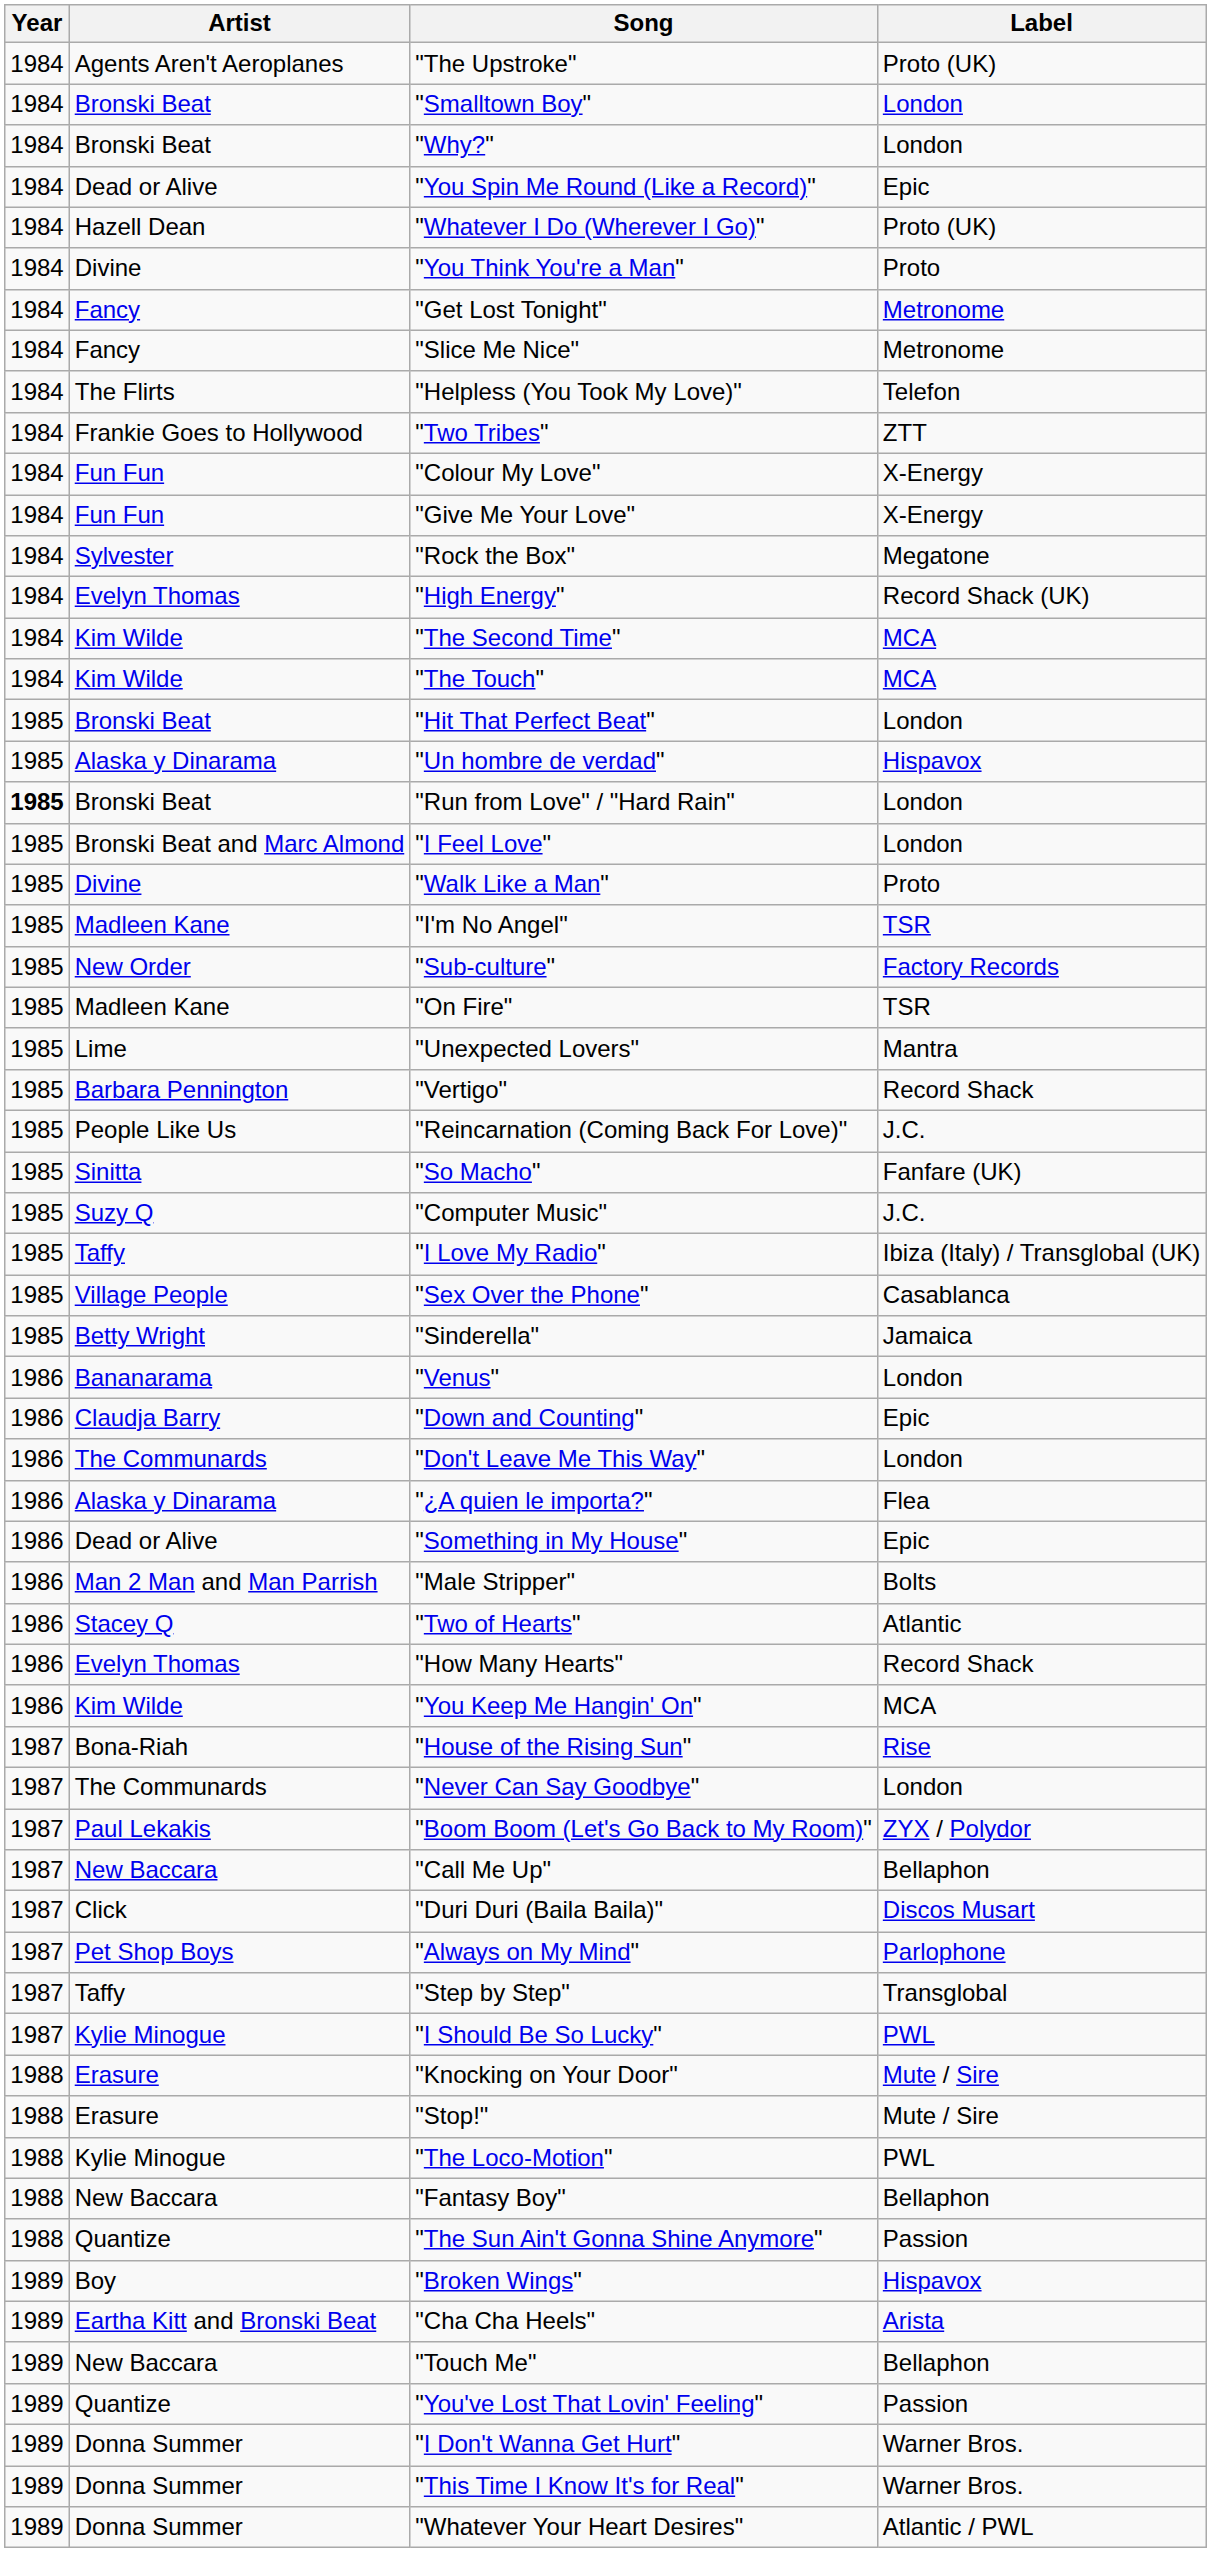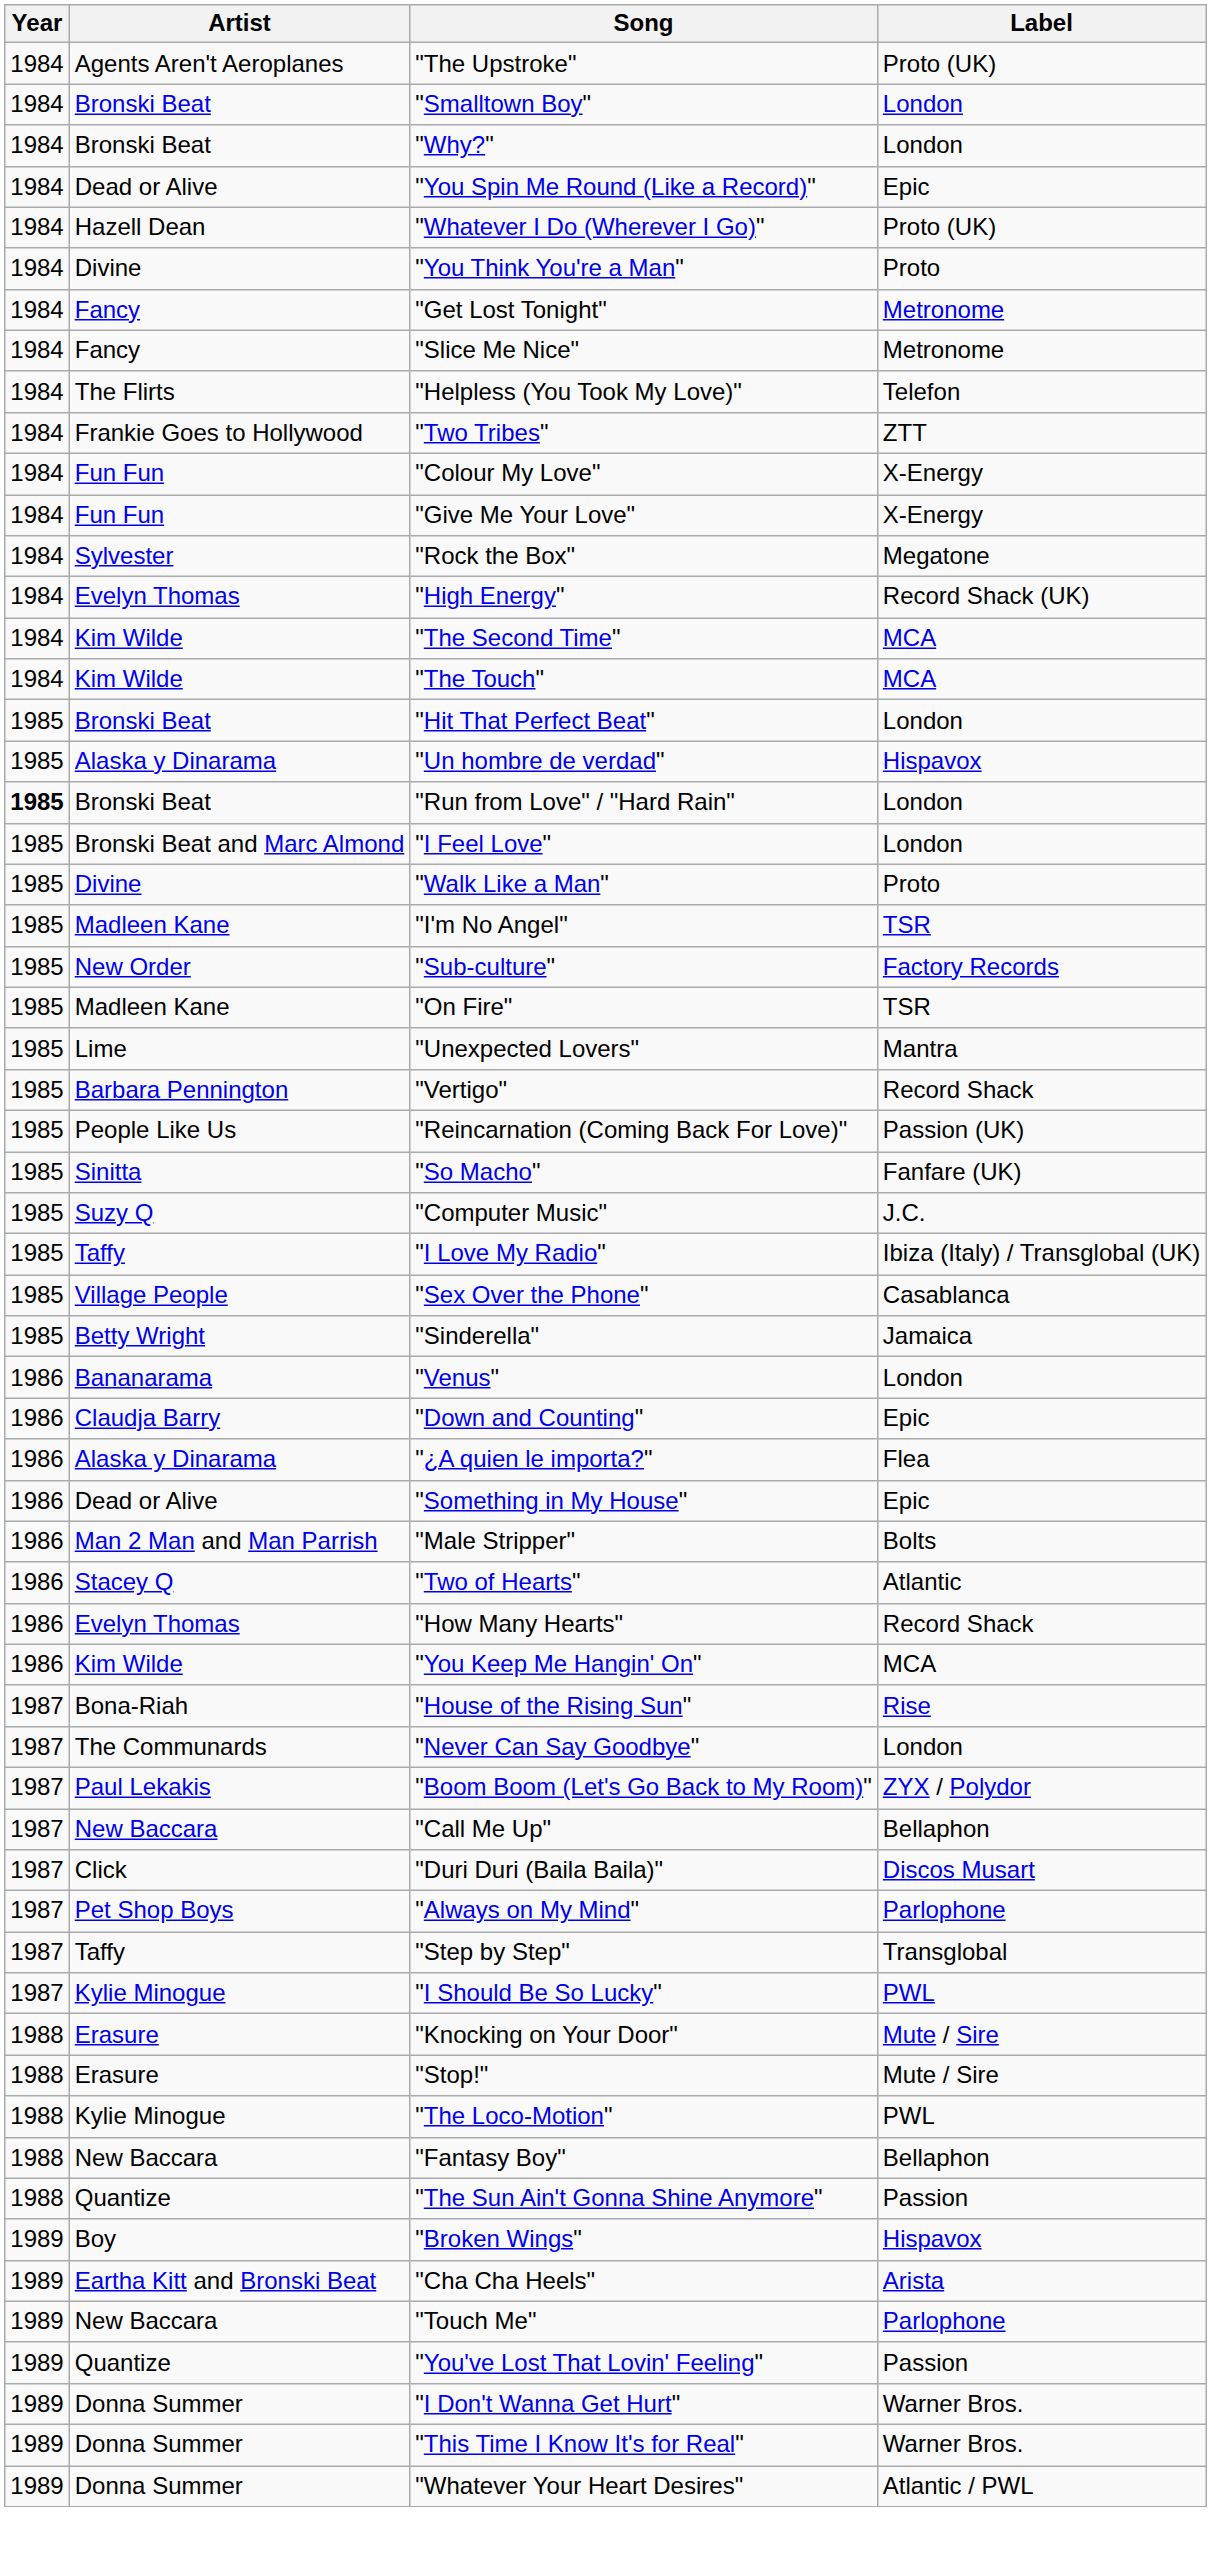(904, 1130) J.C. -> (954, 1130) Passion (UK)
- row: (560, 1459)
(936, 2362) Bellaphon -> (944, 2321) Parlophone
